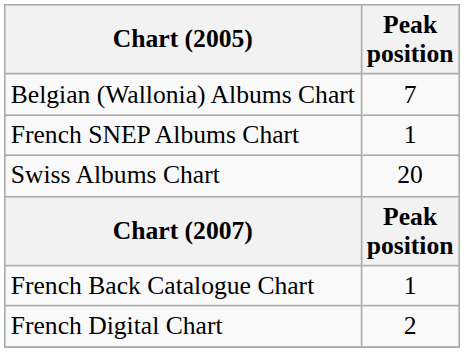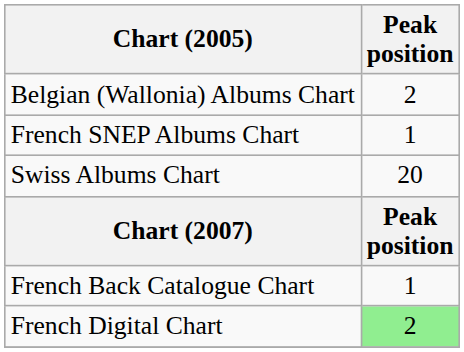(410, 94) 7 -> (410, 94) 2
(410, 326) no background -> (410, 326) lightgreen background
